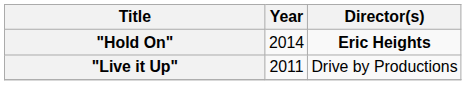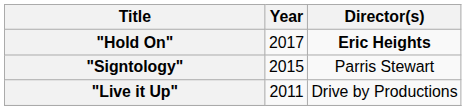(287, 42) 2014 -> (287, 42) 2017
+ row: (135, 67)
